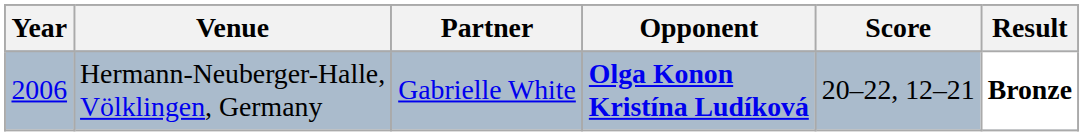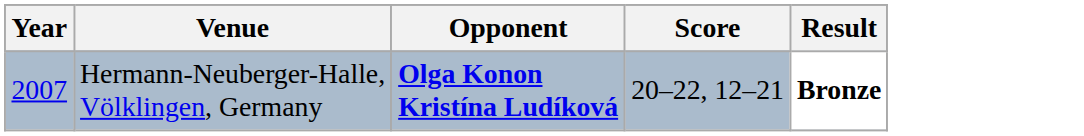- column: (487, 27)
(39, 90) 2006 -> (39, 90) 2007
